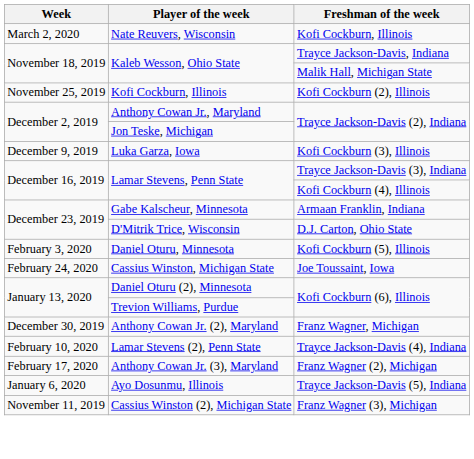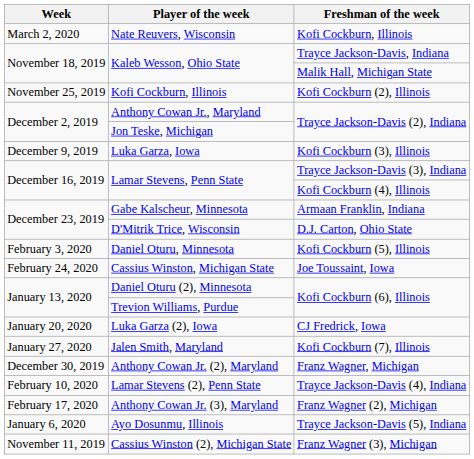+ row: (164, 326)
+ row: (167, 346)
